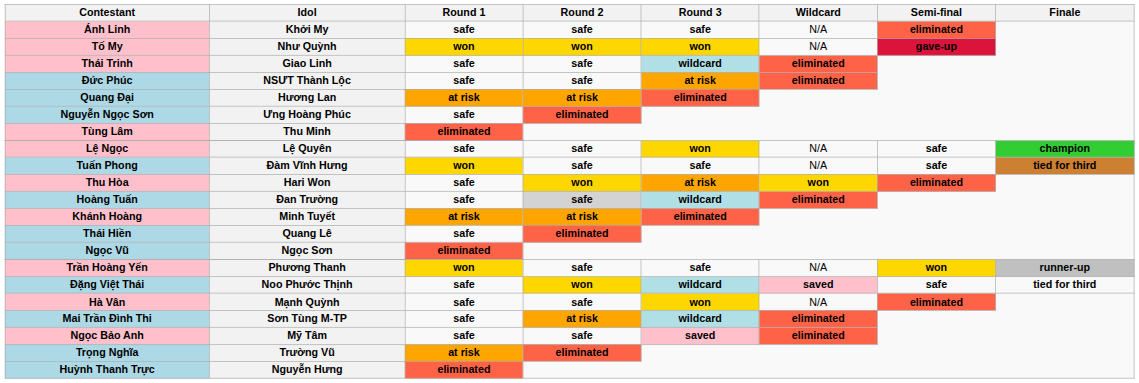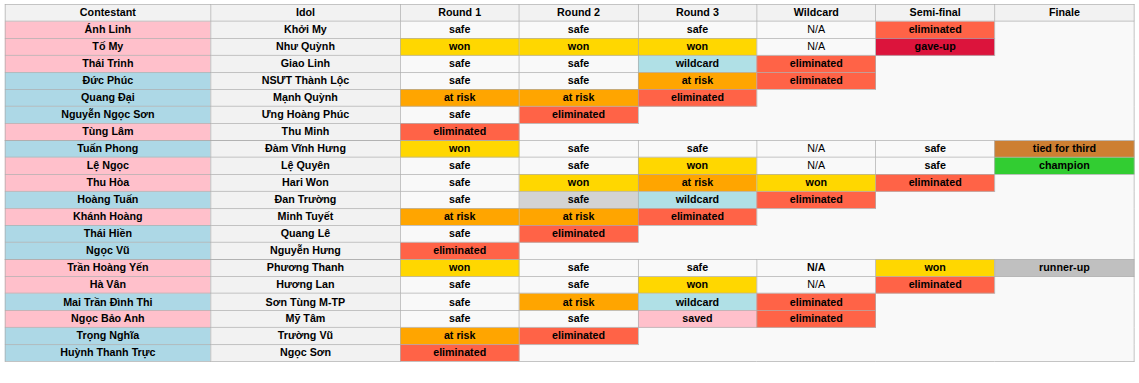(307, 98) Hương Lan -> (305, 98) Mạnh Quỳnh
rows swapped: (107, 149) <-> (107, 166)
(307, 251) Ngọc Sơn -> (305, 251) Nguyễn Hưng
(818, 268) normal -> (816, 268) bold
- row: (107, 285)
(307, 302) Mạnh Quỳnh -> (305, 285) Hương Lan
(307, 370) Nguyễn Hưng -> (305, 353) Ngọc Sơn
